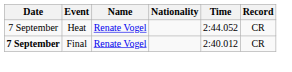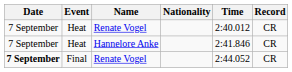(221, 28) 2:44.052 -> (232, 28) 2:40.012
+ row: (77, 43)
(221, 43) 2:40.012 -> (232, 59) 2:44.052
